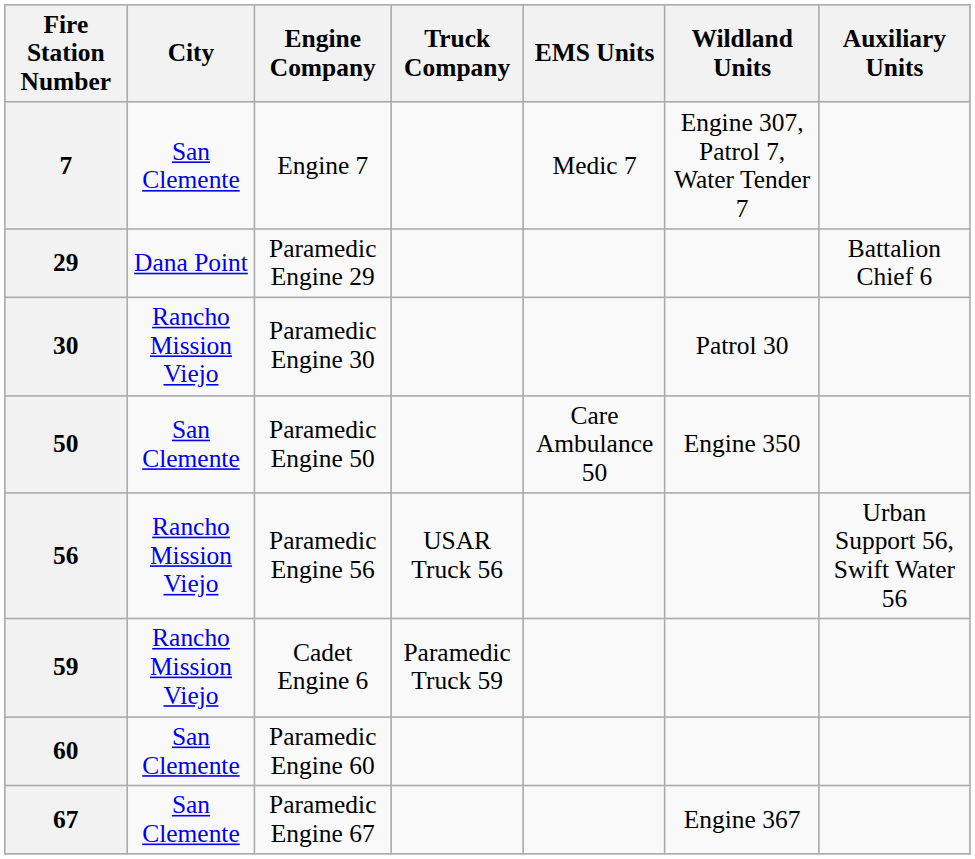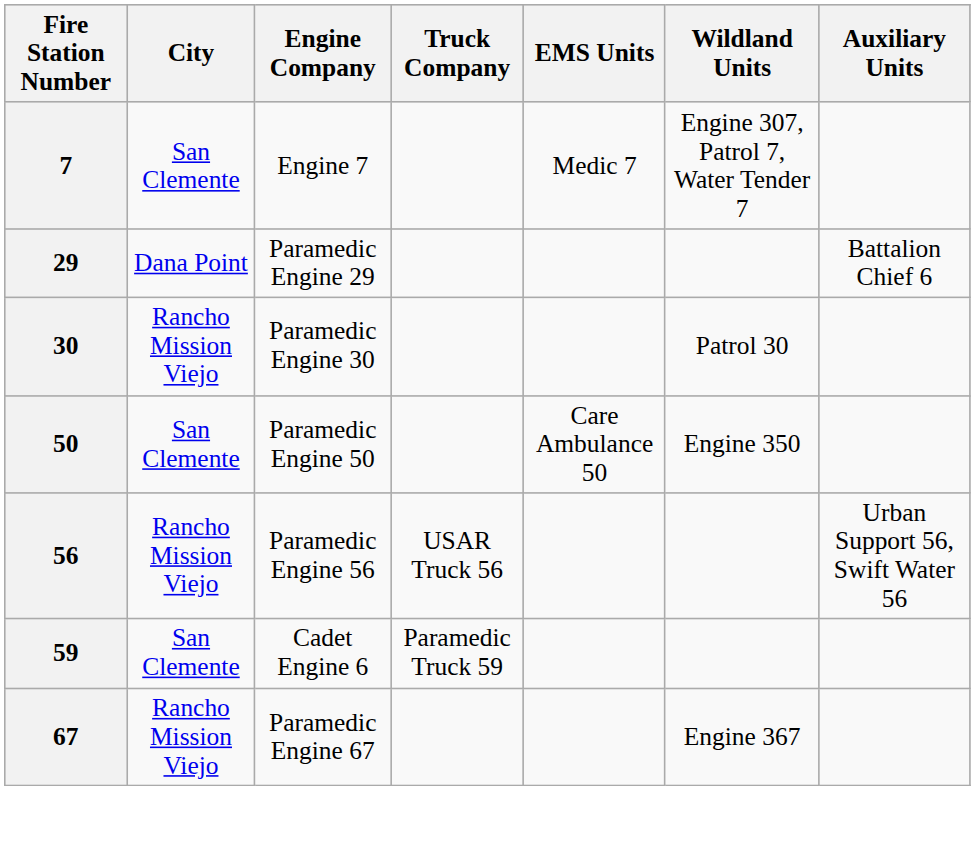(191, 667) Rancho Mission Viejo -> (191, 653) San Clemente
- row: (66, 750)
(191, 819) San Clemente -> (191, 736) Rancho Mission Viejo
